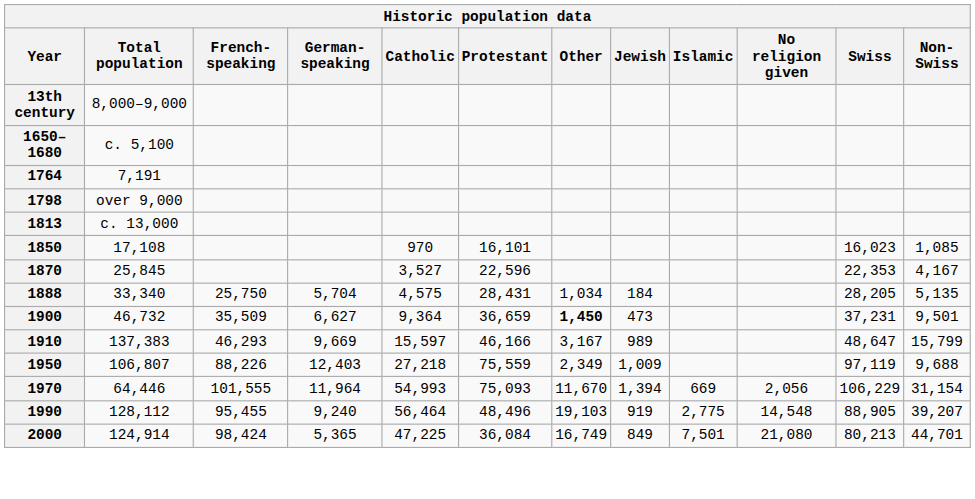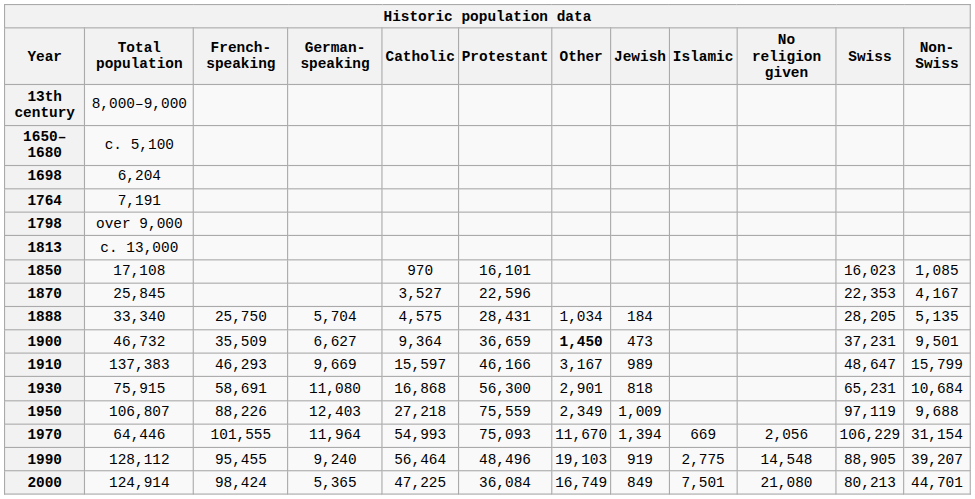+ row: (45, 177)
+ row: (45, 389)
